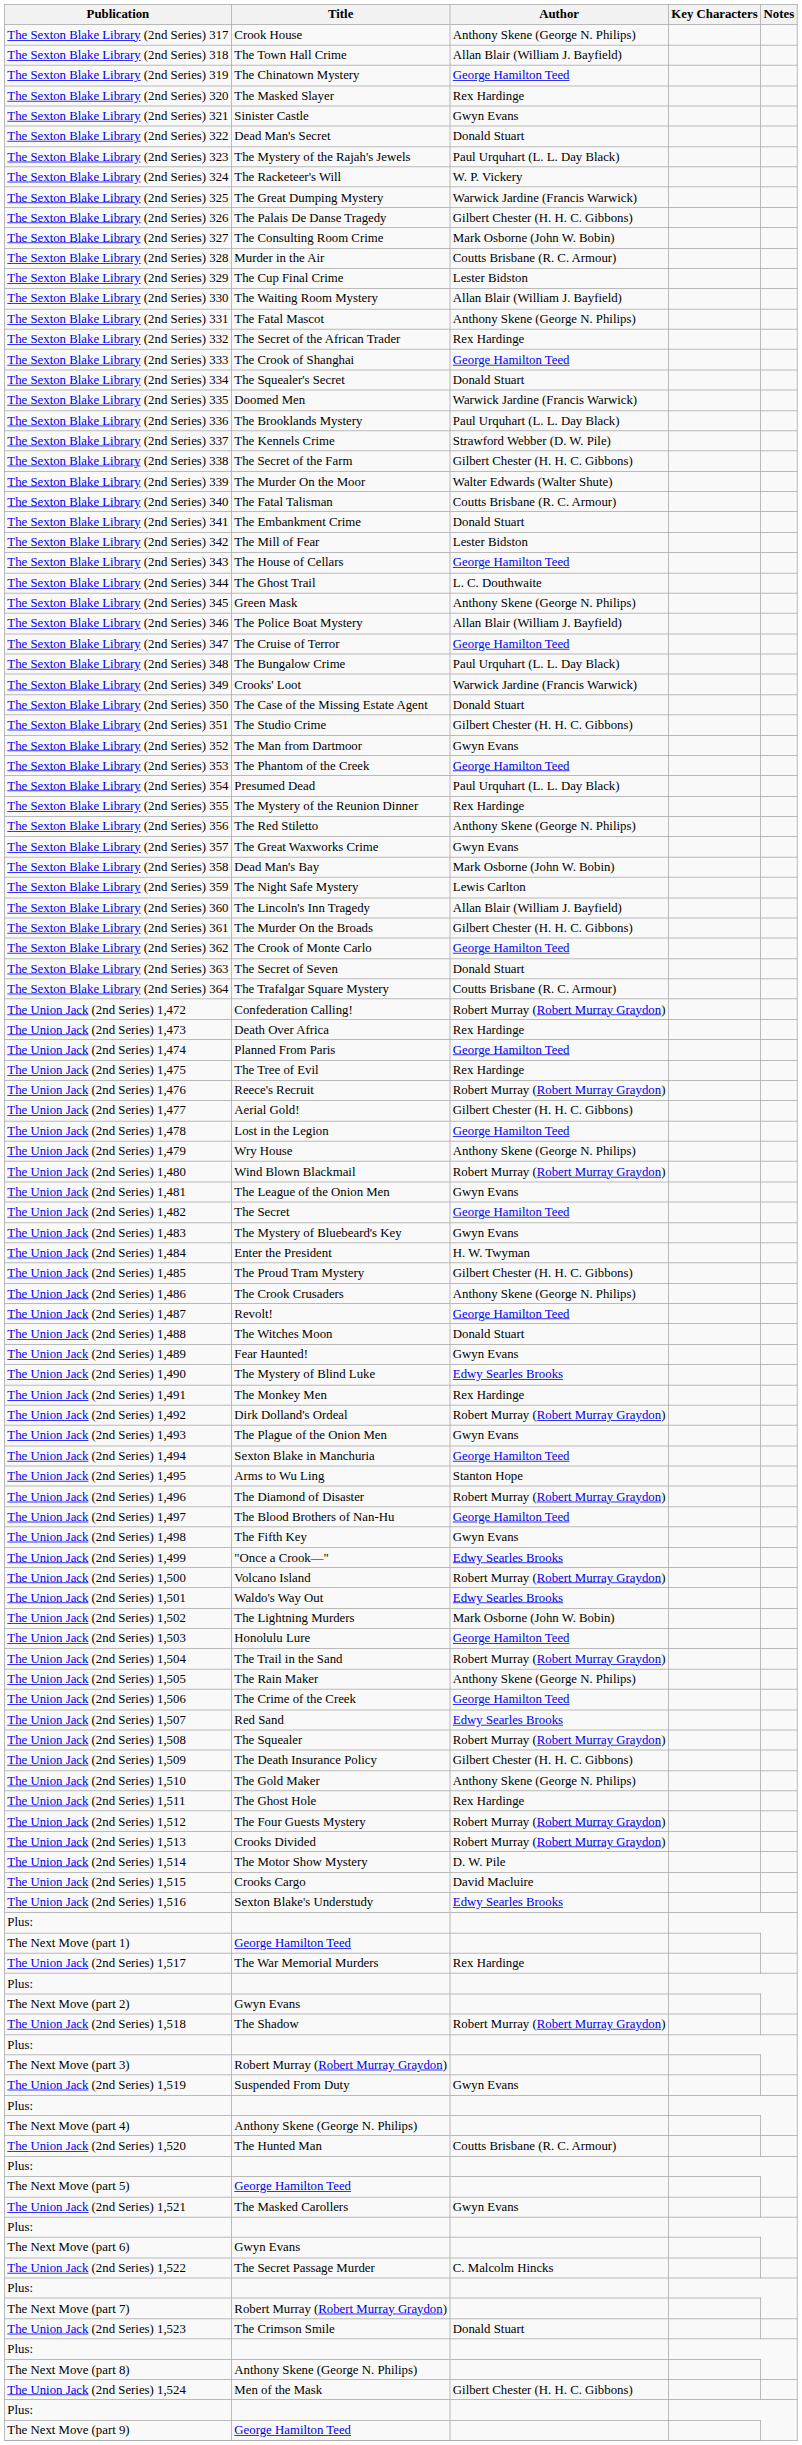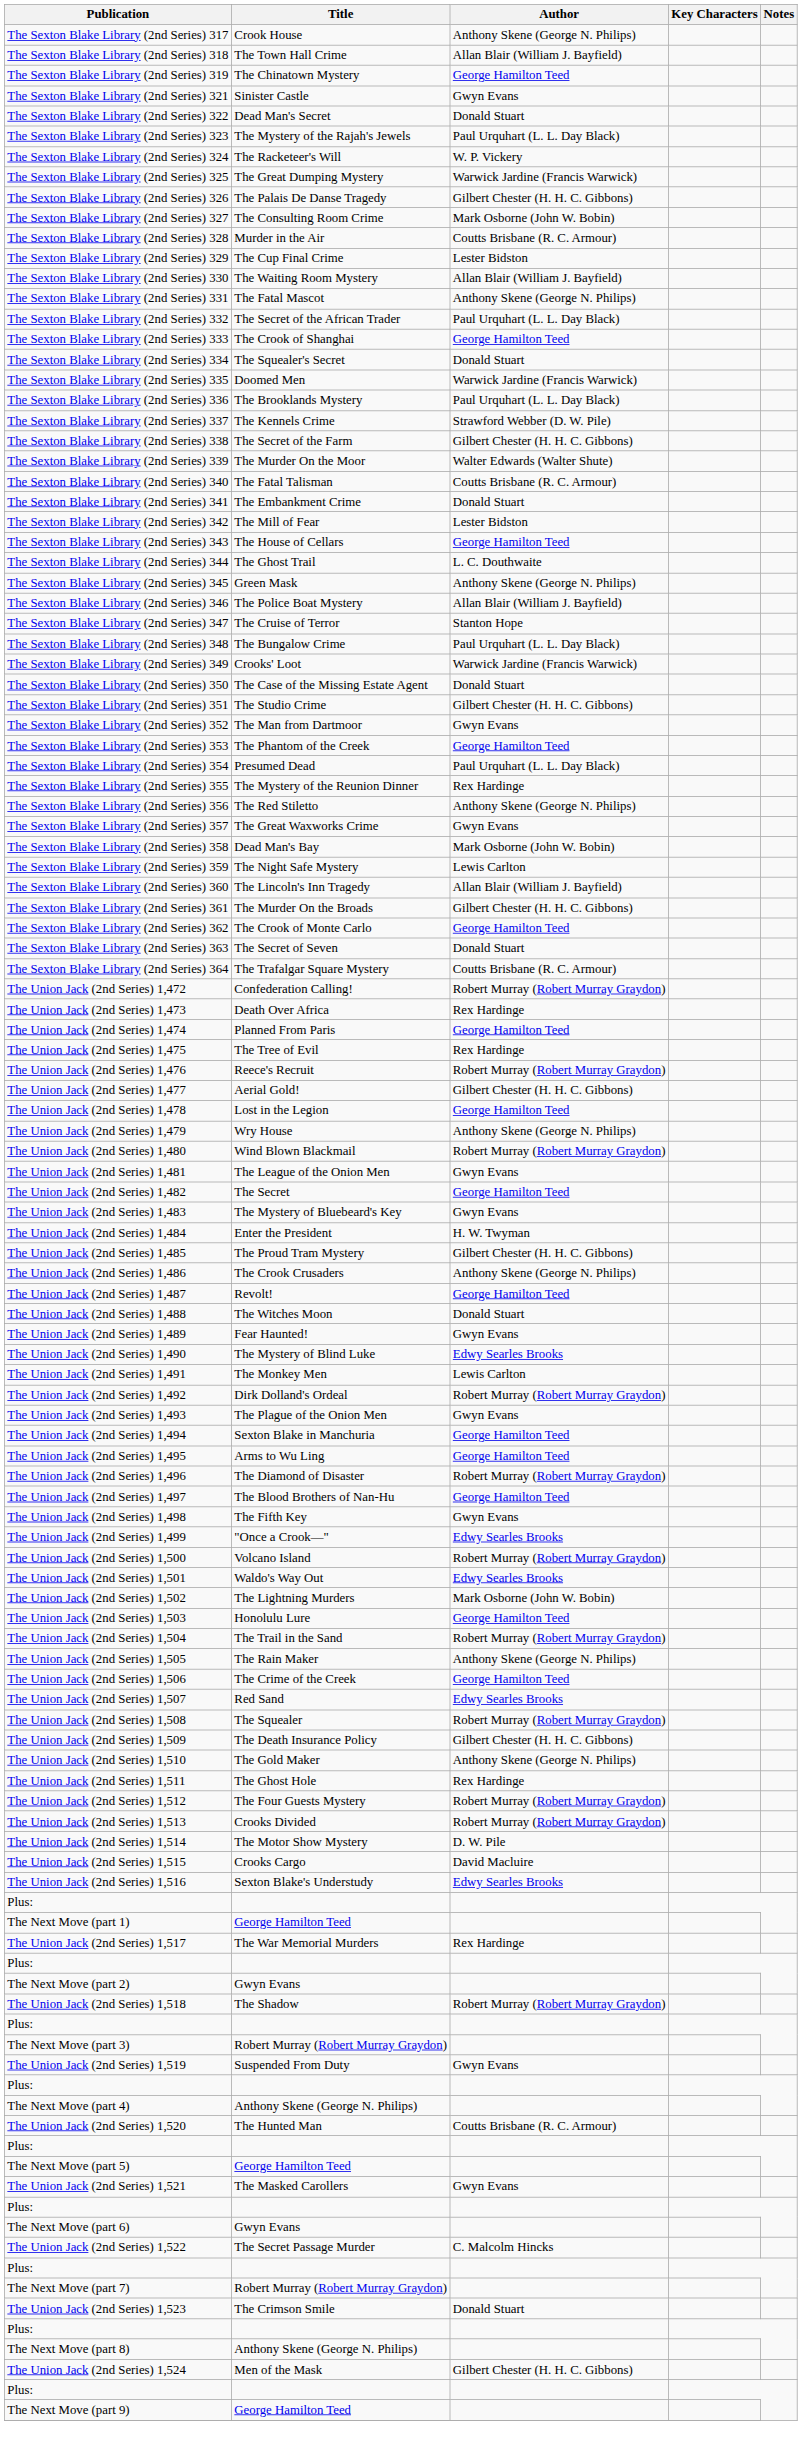- row: (118, 95)
(489, 339) Rex Hardinge -> (536, 319) Paul Urquhart (L. L. Day Black)
(511, 643) George Hamilton Teed -> (488, 623) Stanton Hope
(489, 1395) Rex Hardinge -> (489, 1374) Lewis Carlton
(488, 1476) Stanton Hope -> (511, 1455) George Hamilton Teed
